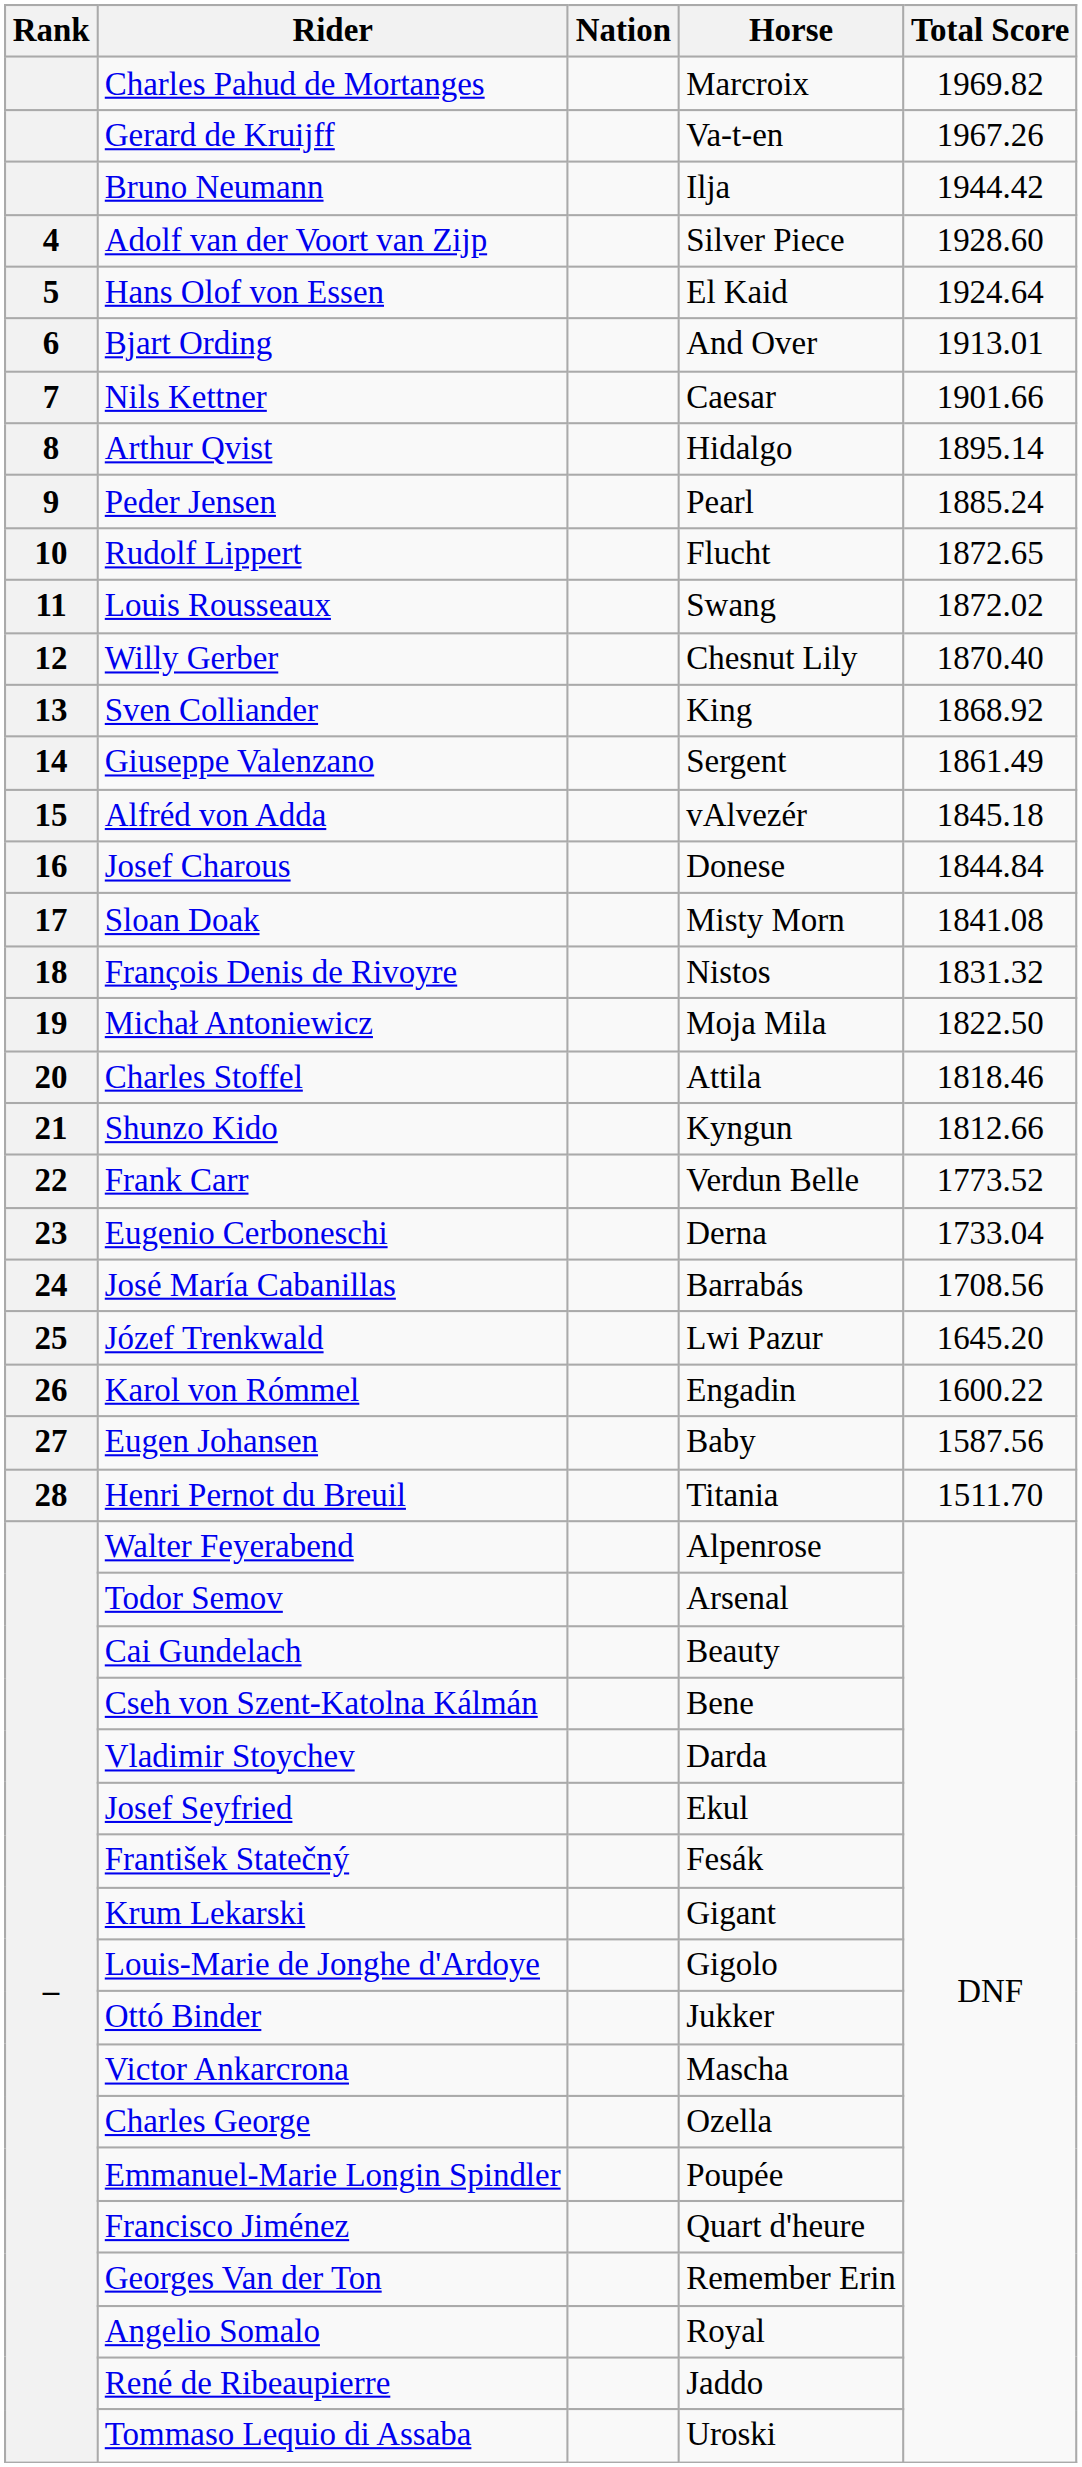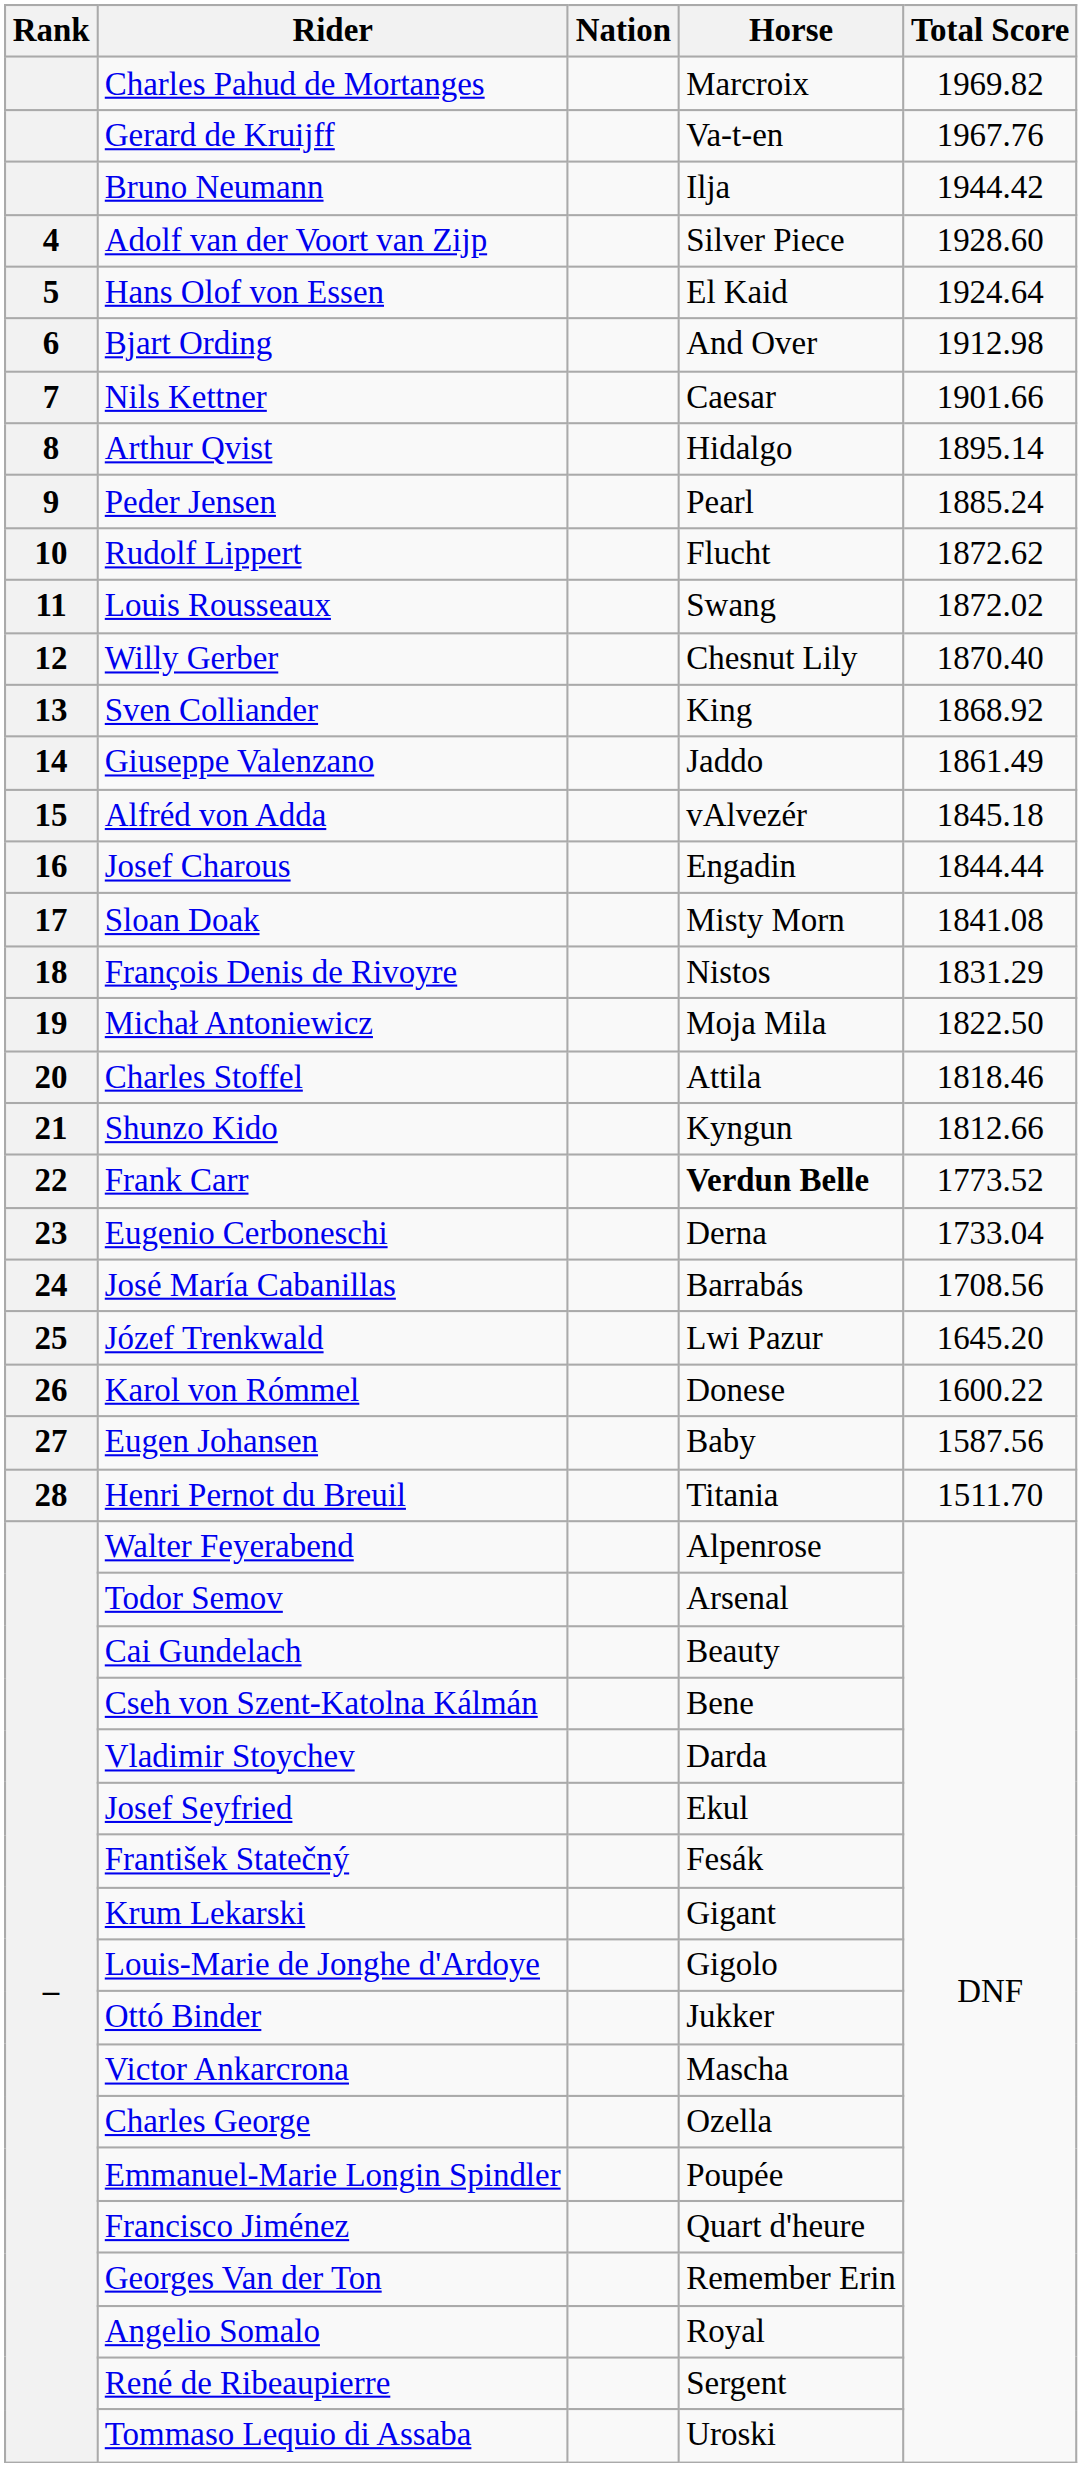(990, 135) 1967.26 -> (990, 135) 1967.76
(990, 344) 1913.01 -> (990, 344) 1912.98
(990, 553) 1872.65 -> (990, 553) 1872.62
(736, 762) Sergent -> (725, 762) Jaddo
(736, 866) Donese -> (741, 866) Engadin
(990, 866) 1844.84 -> (990, 866) 1844.44
(990, 971) 1831.32 -> (990, 971) 1831.29
(773, 1180) normal -> (778, 1180) bold
(741, 1389) Engadin -> (736, 1389) Donese
(725, 2382) Jaddo -> (736, 2382) Sergent
